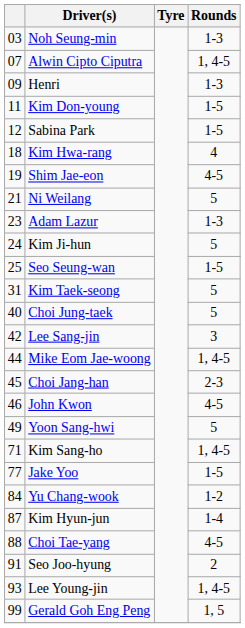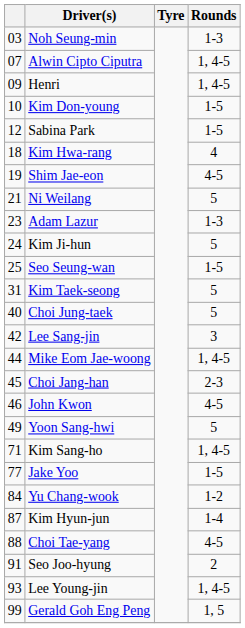(214, 84) 1-3 -> (214, 84) 1, 4-5
(14, 107) 11 -> (15, 107) 10
